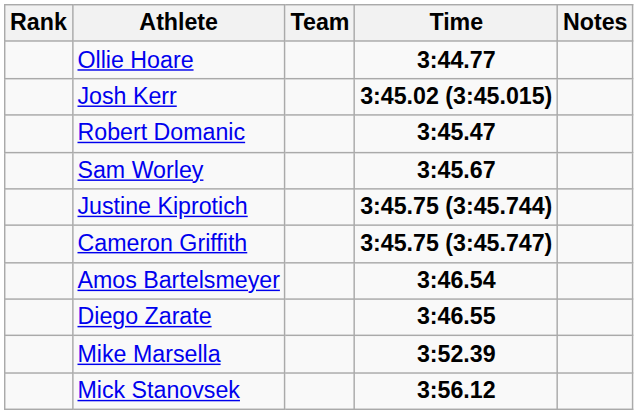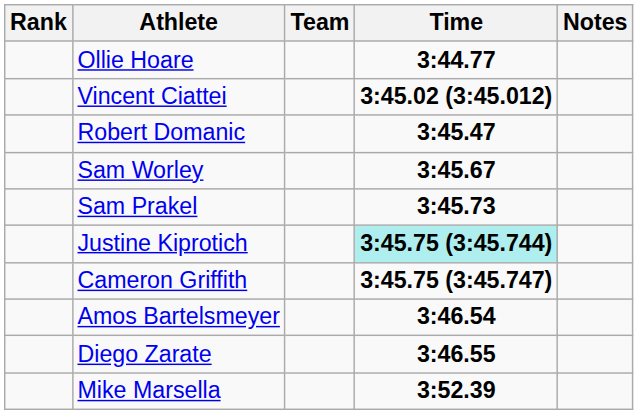+ row: (152, 96)
- row: (127, 96)
+ row: (137, 206)
(456, 206) no background -> (456, 243) paleturquoise background
- row: (159, 390)
